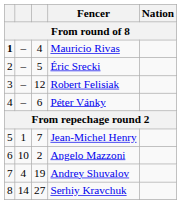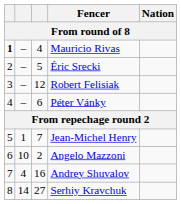(40, 173) 19 -> (40, 173) 16
